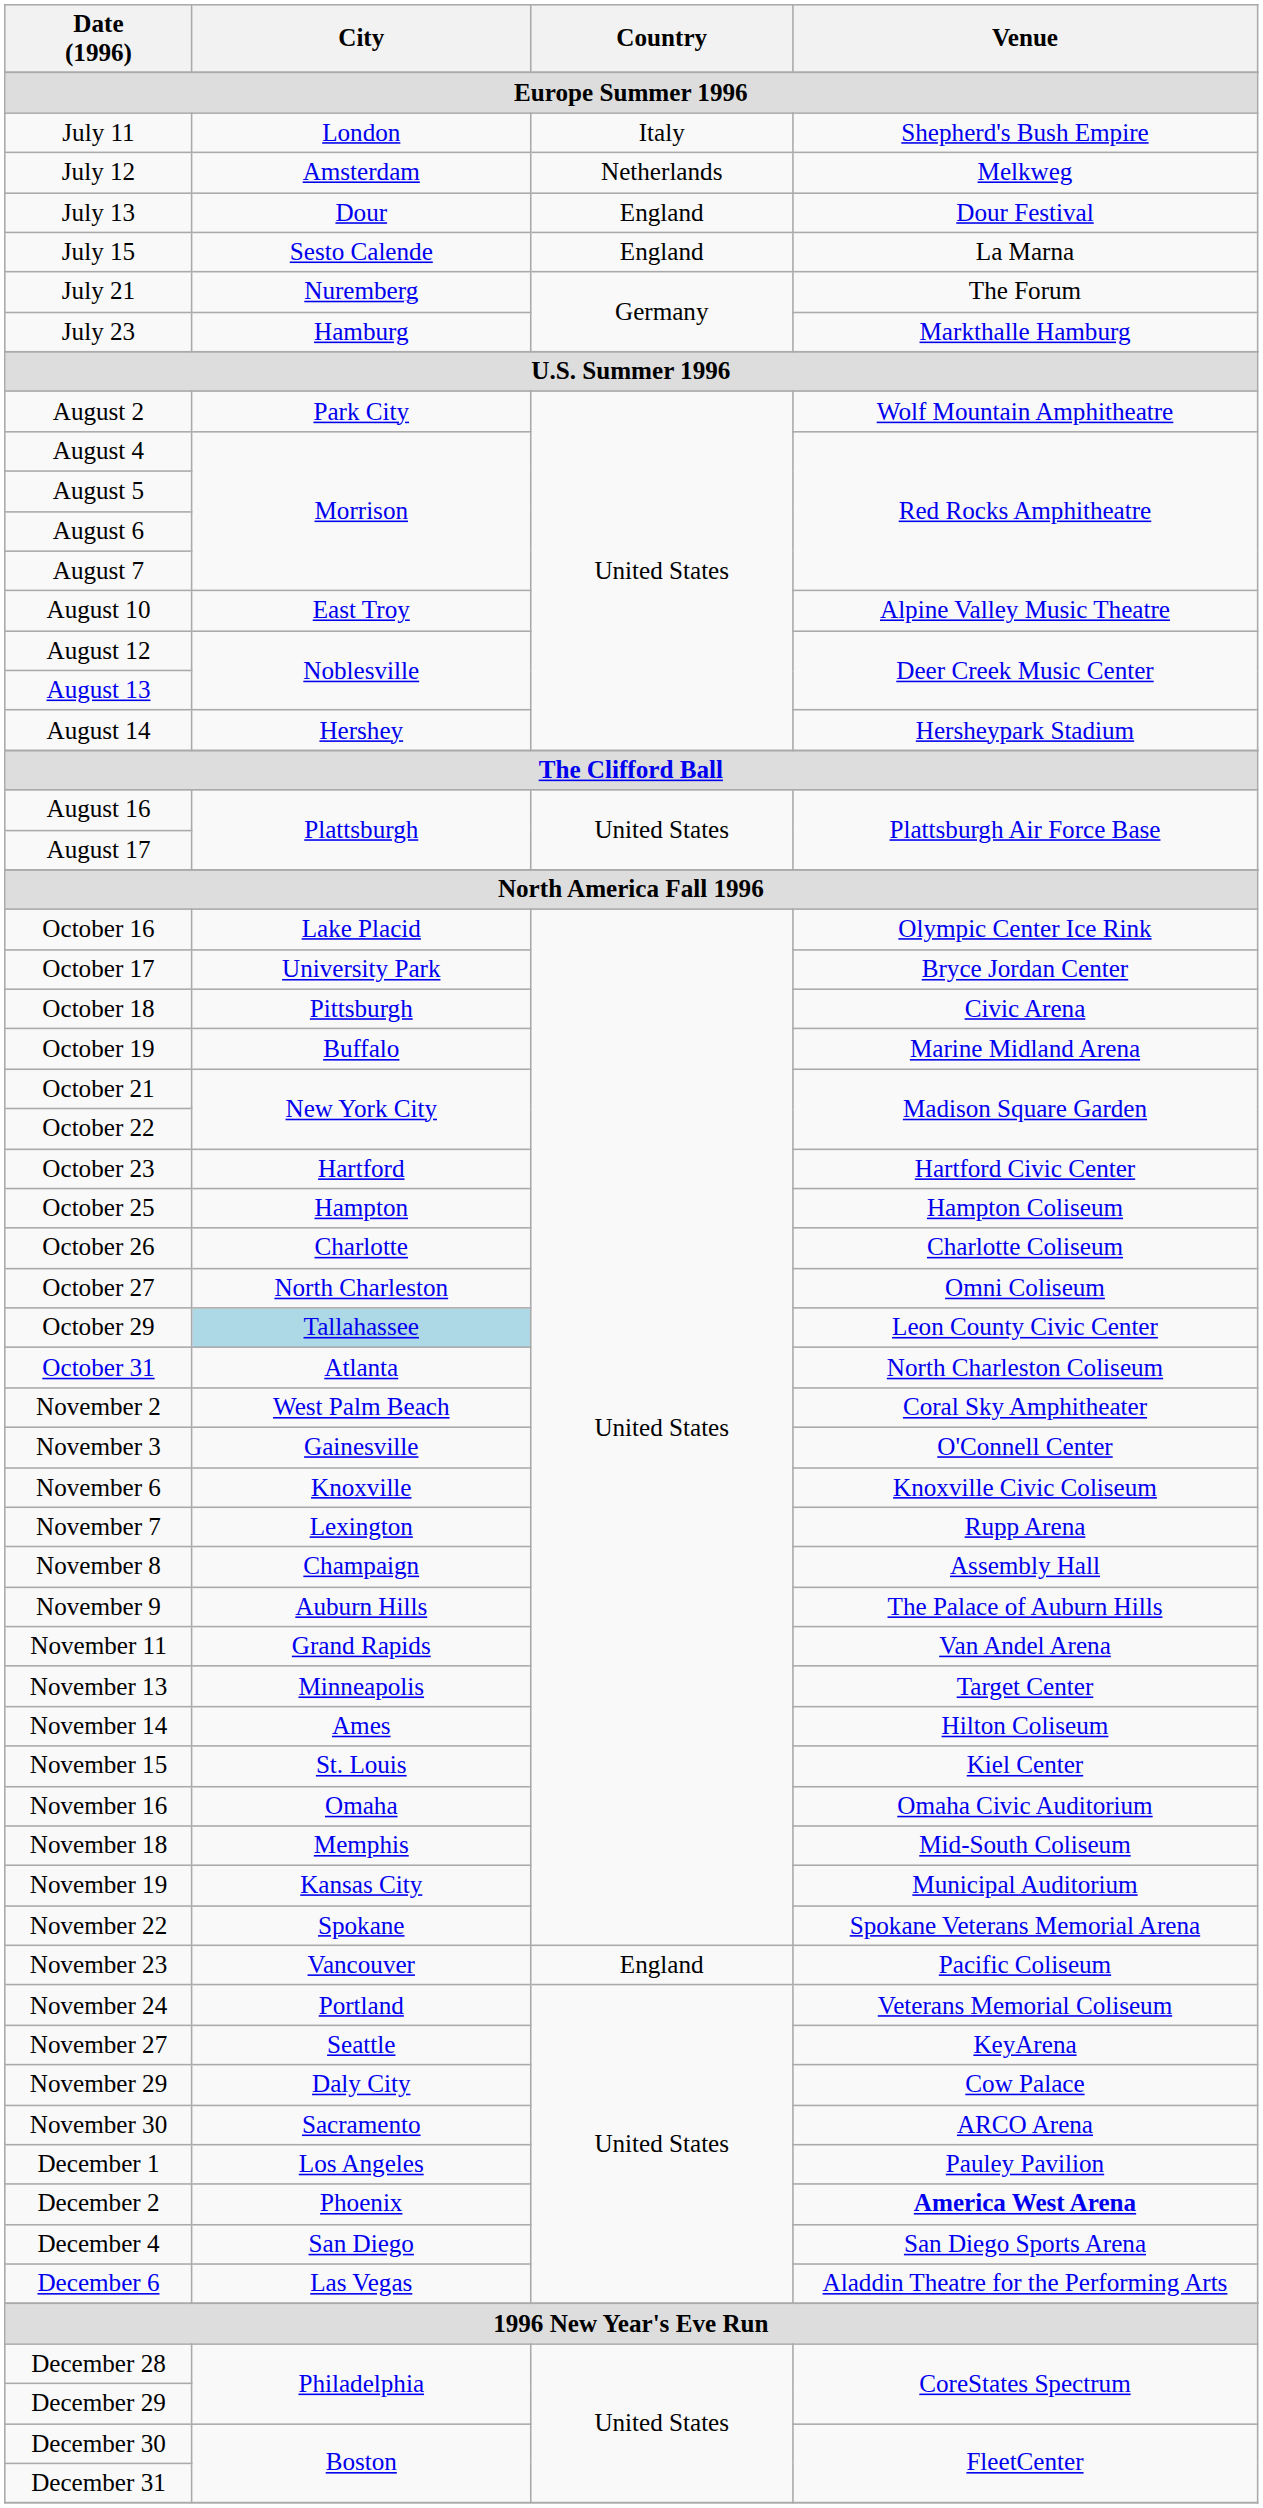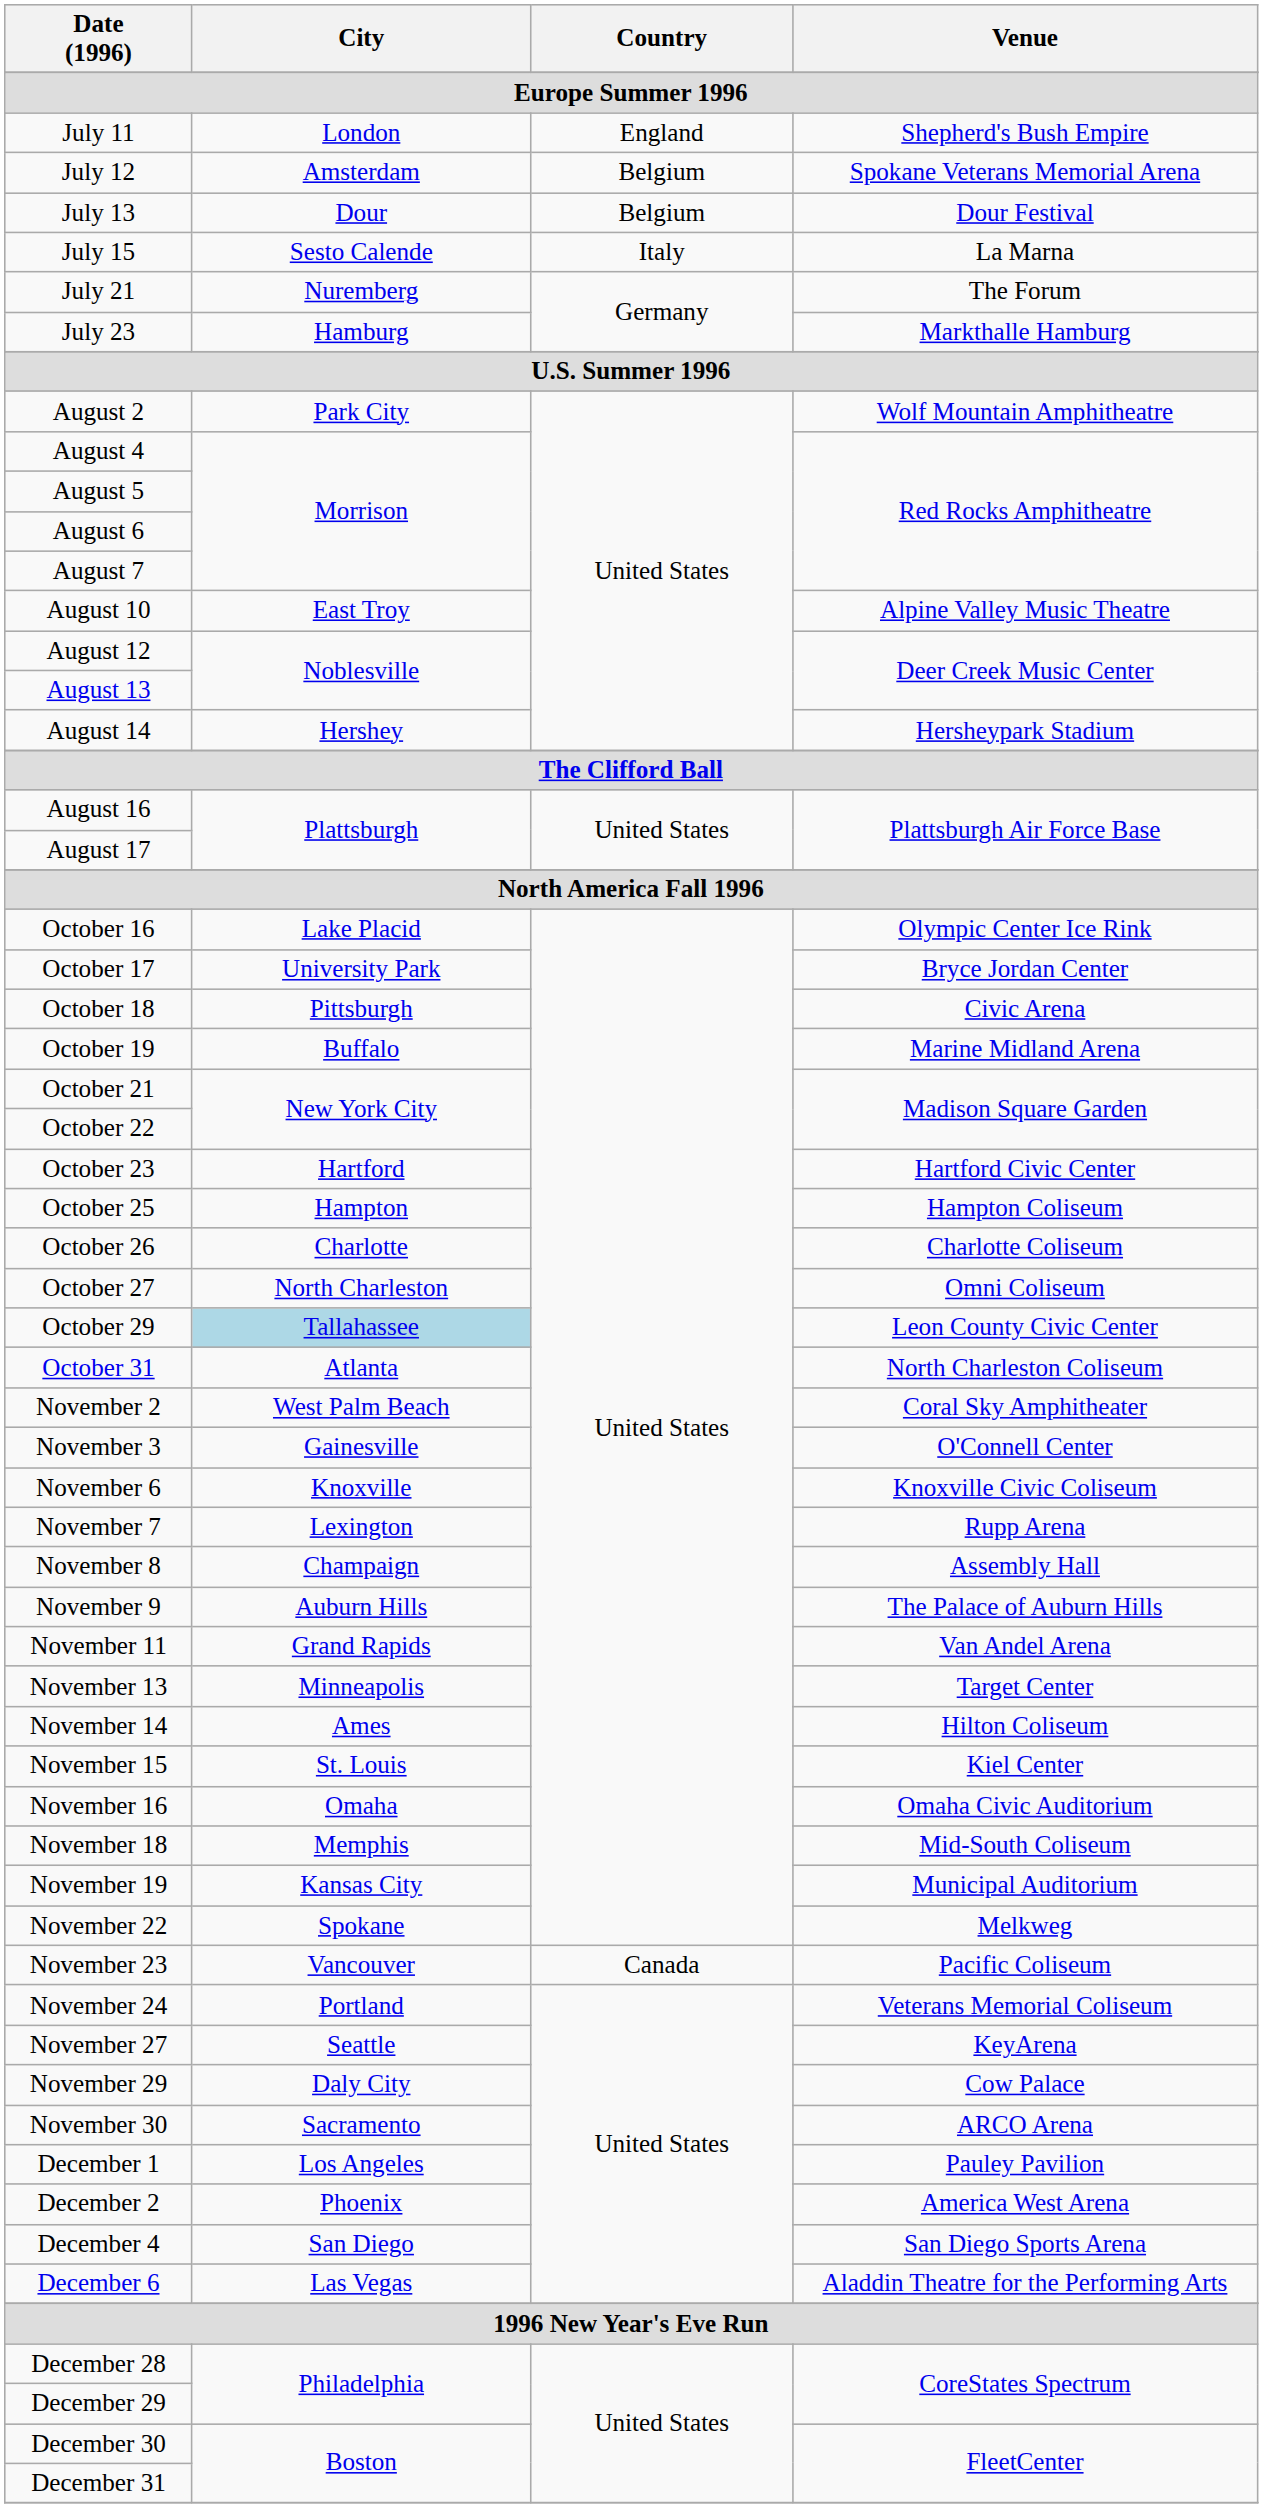(662, 132) Italy -> (662, 132) England
(662, 172) Netherlands -> (662, 172) Belgium
(1025, 172) Melkweg -> (1025, 172) Spokane Veterans Memorial Arena
(662, 212) England -> (662, 212) Belgium
(662, 251) England -> (662, 251) Italy
(1025, 1925) Spokane Veterans Memorial Arena -> (1025, 1925) Melkweg
(662, 1964) England -> (662, 1964) Canada
(1025, 2203) bold -> (1025, 2203) normal
